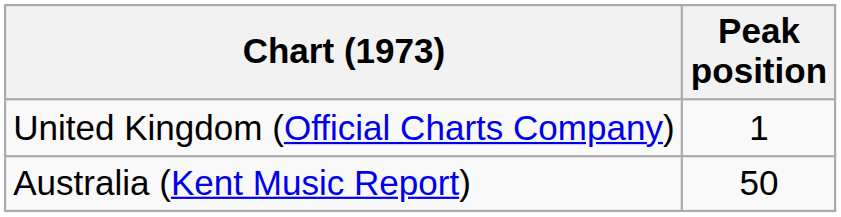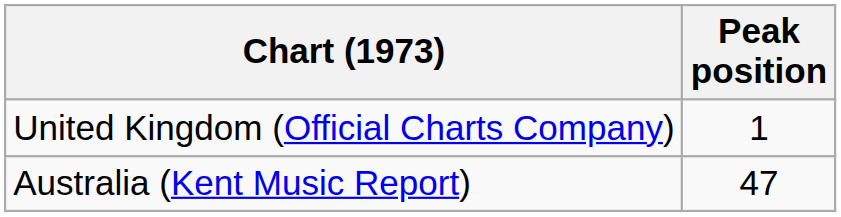(759, 182) 50 -> (759, 182) 47
